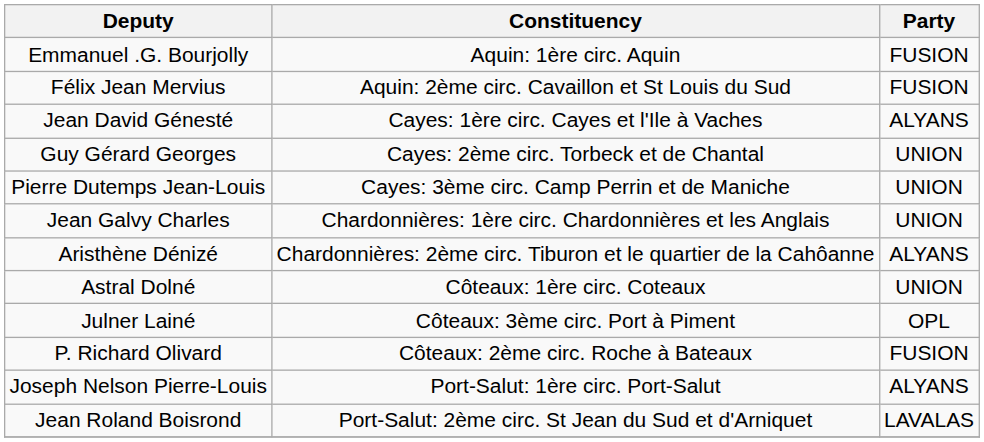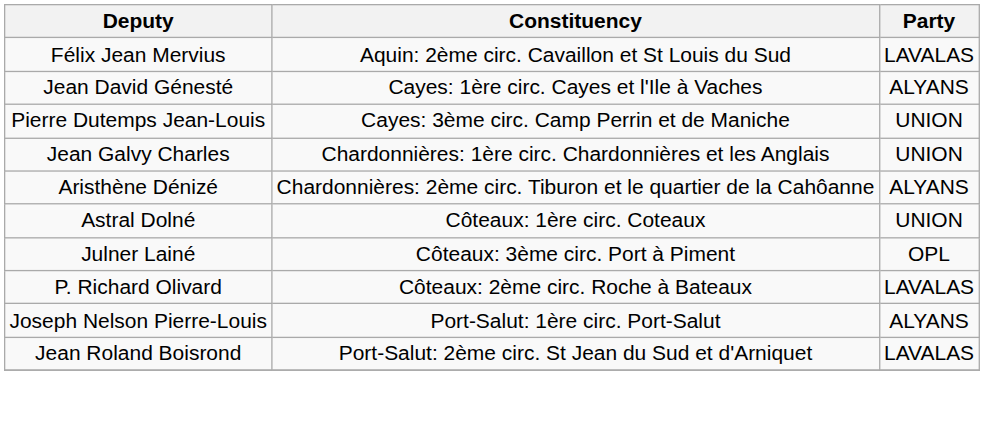- row: (138, 54)
(929, 87) FUSION -> (929, 54) LAVALAS
- row: (138, 154)
(929, 353) FUSION -> (929, 287) LAVALAS
